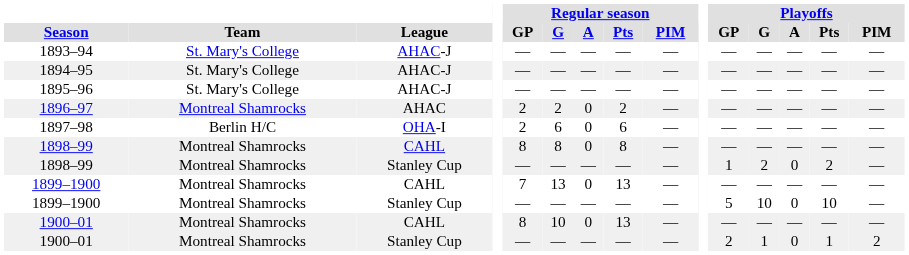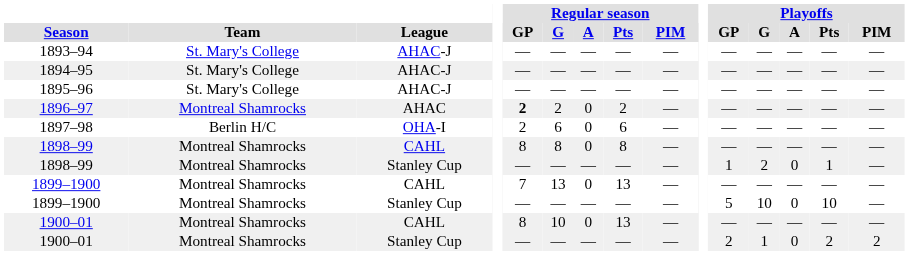(523, 108) normal -> (523, 108) bold
(829, 165) 2 -> (829, 165) 1
(829, 241) 1 -> (829, 241) 2
